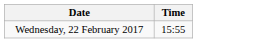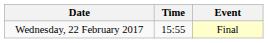+ column: (228, 12)
